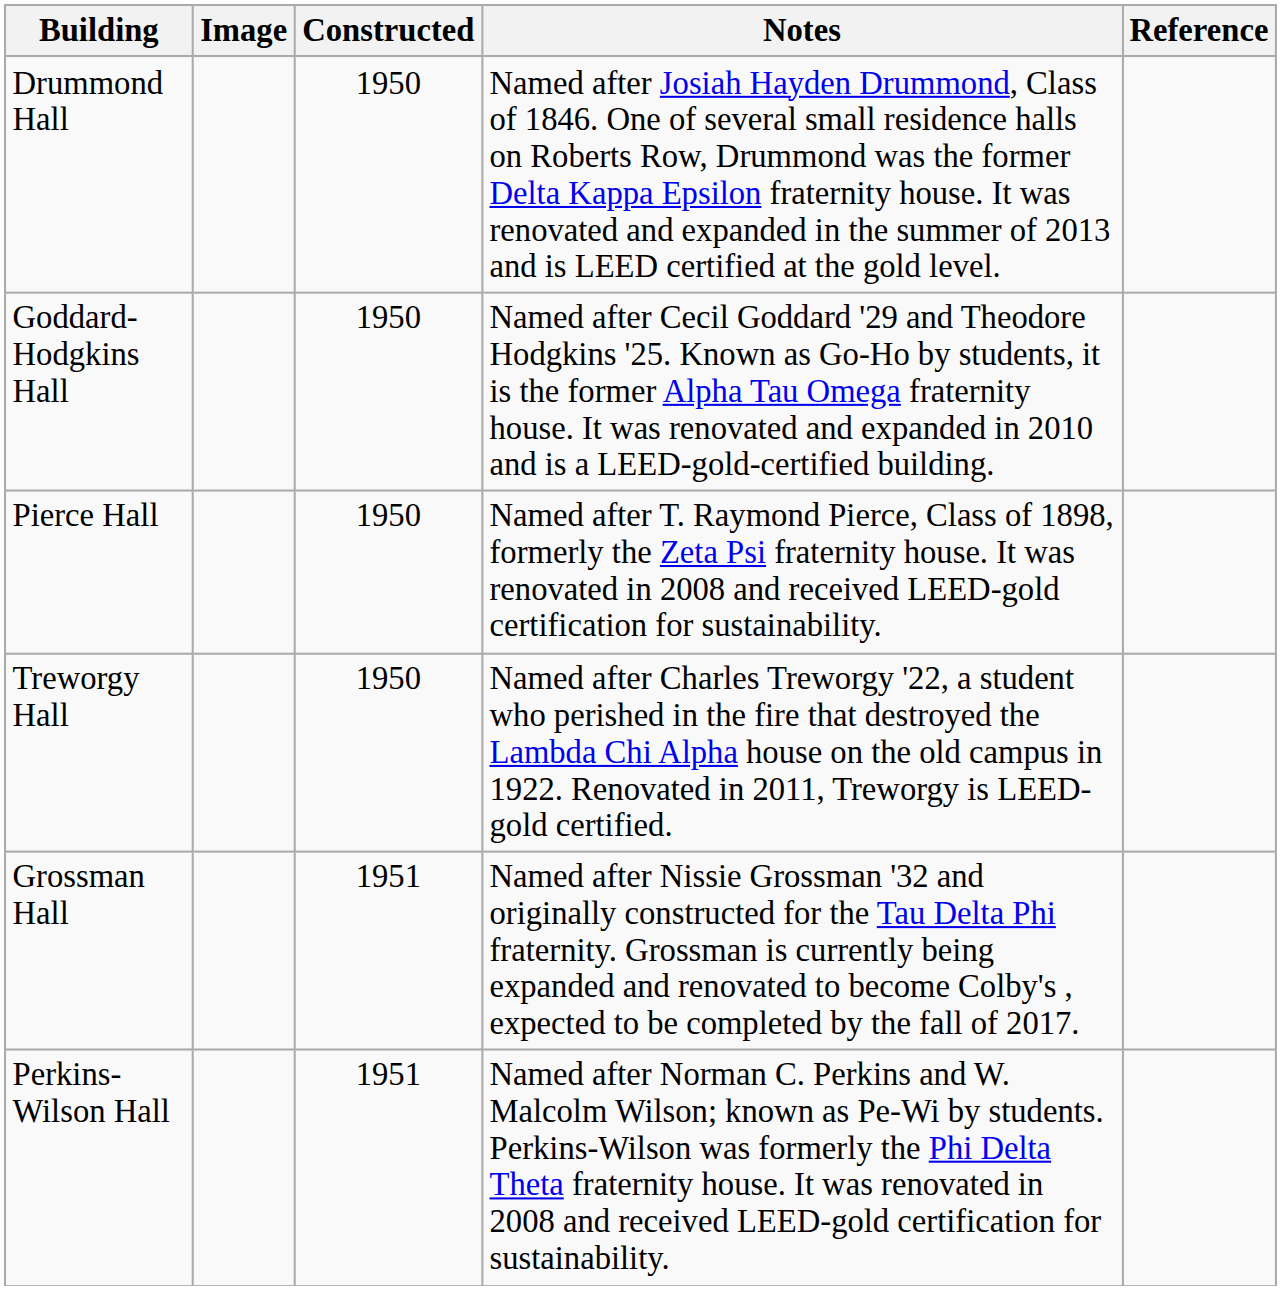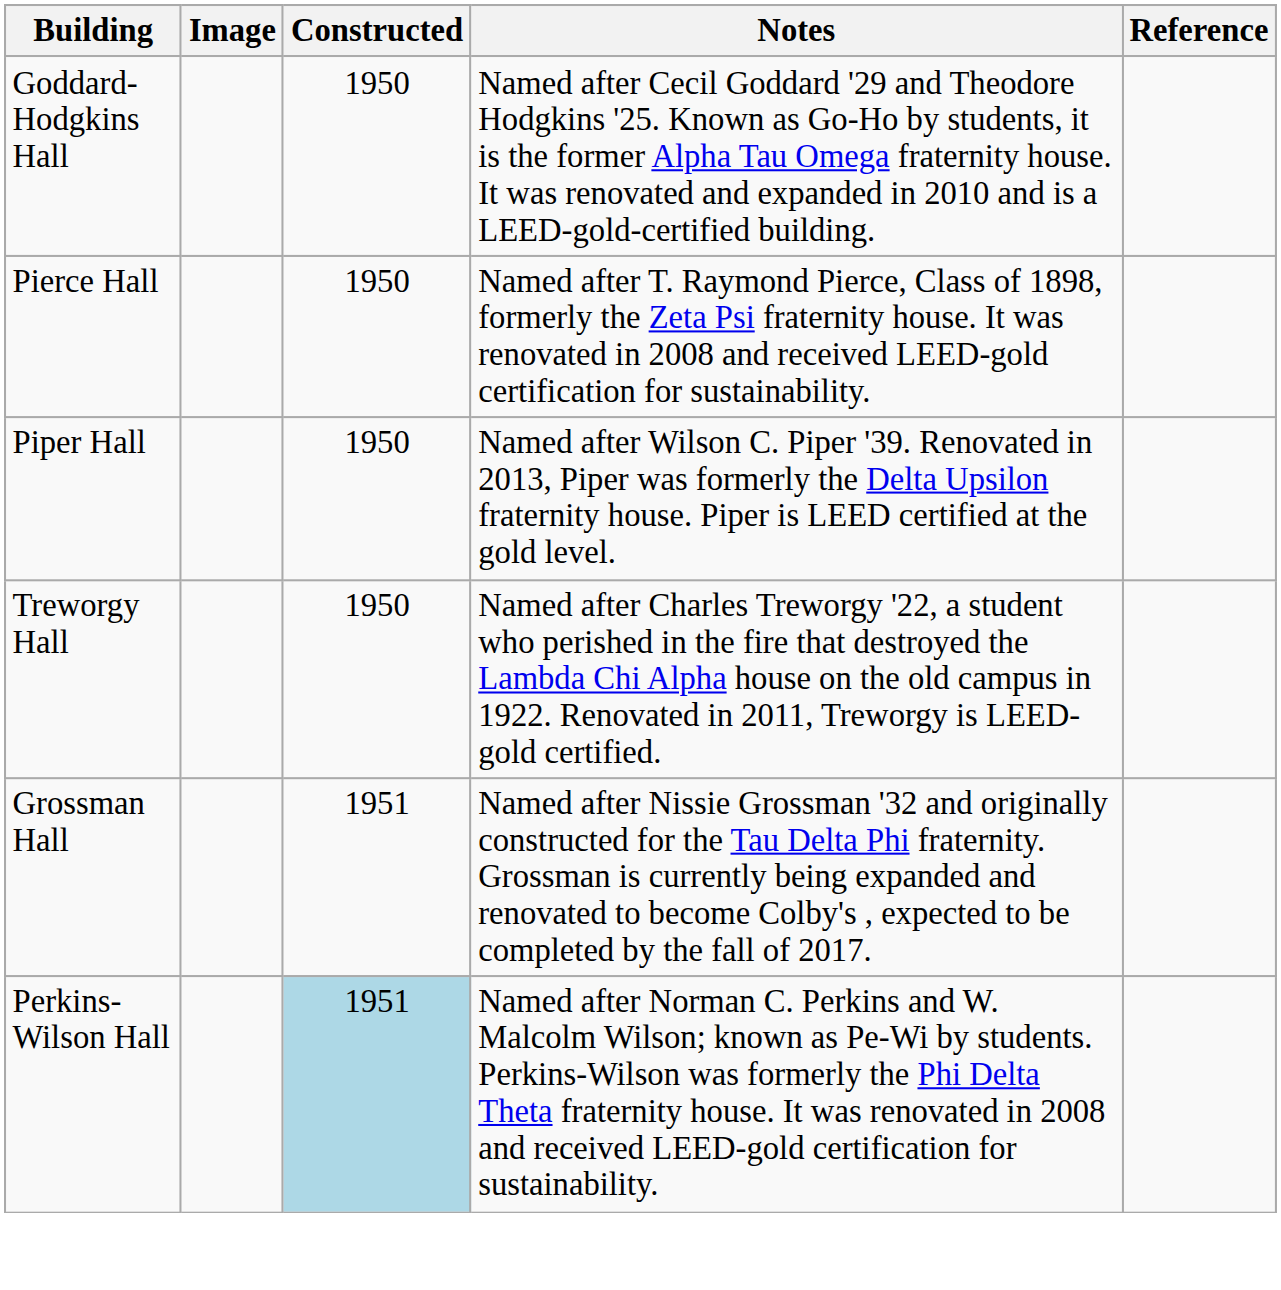- row: (88, 100)
+ row: (79, 442)
(388, 1075) no background -> (377, 1001) lightblue background
